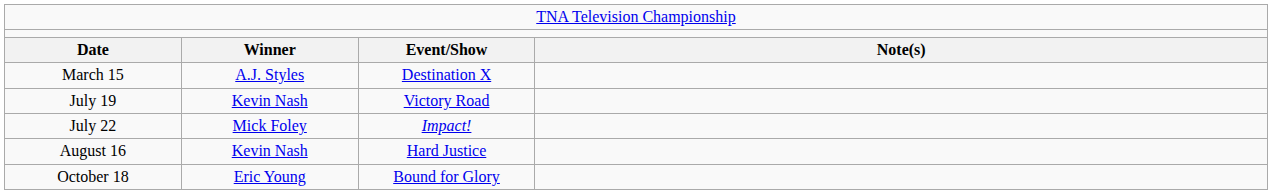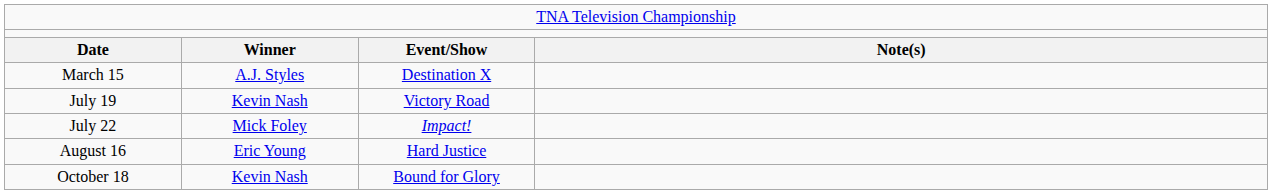(270, 151) Kevin Nash -> (270, 151) Eric Young
(270, 176) Eric Young -> (270, 176) Kevin Nash
